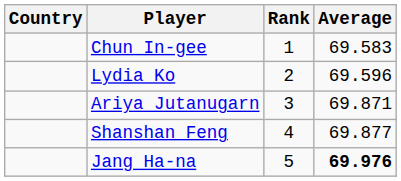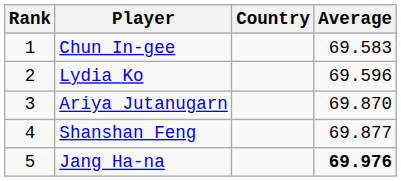columns swapped: (289, 19) <-> (46, 19)
(360, 105) 69.871 -> (360, 105) 69.870
